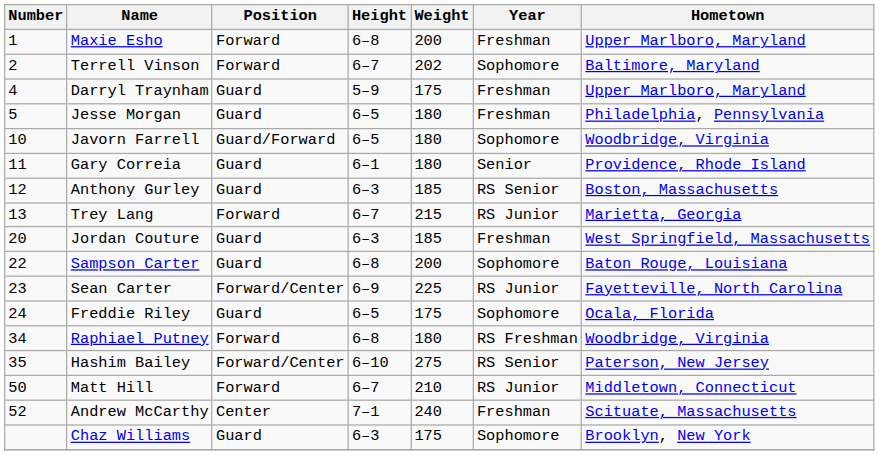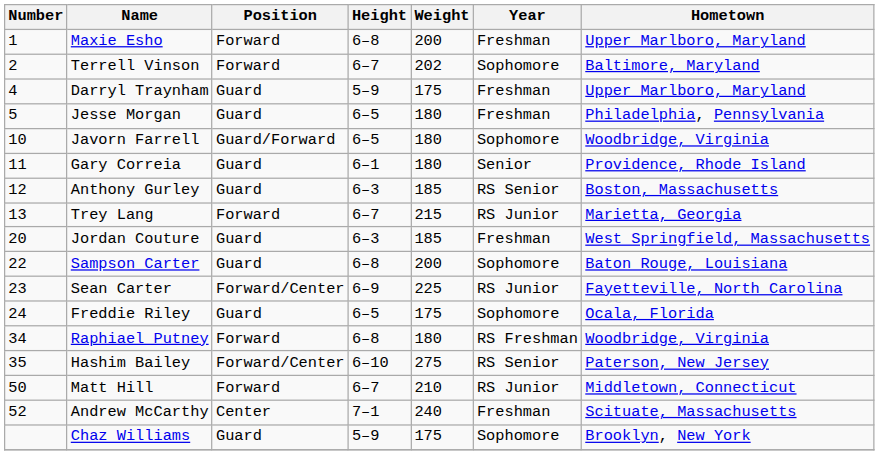(366, 438) 6–3 -> (366, 438) 5–9
